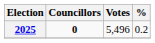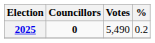(118, 29) 5,496 -> (118, 29) 5,490
